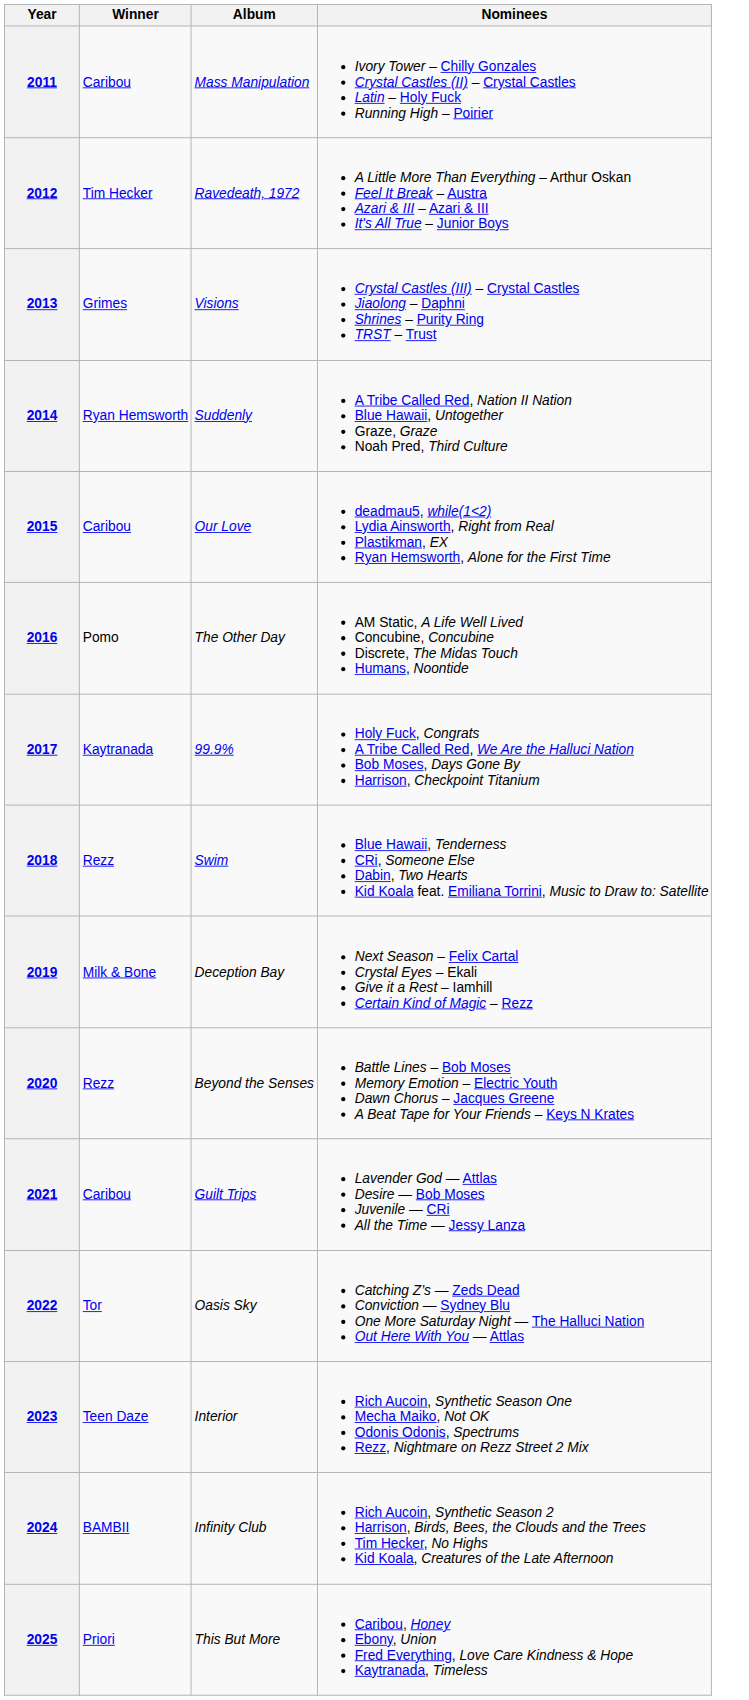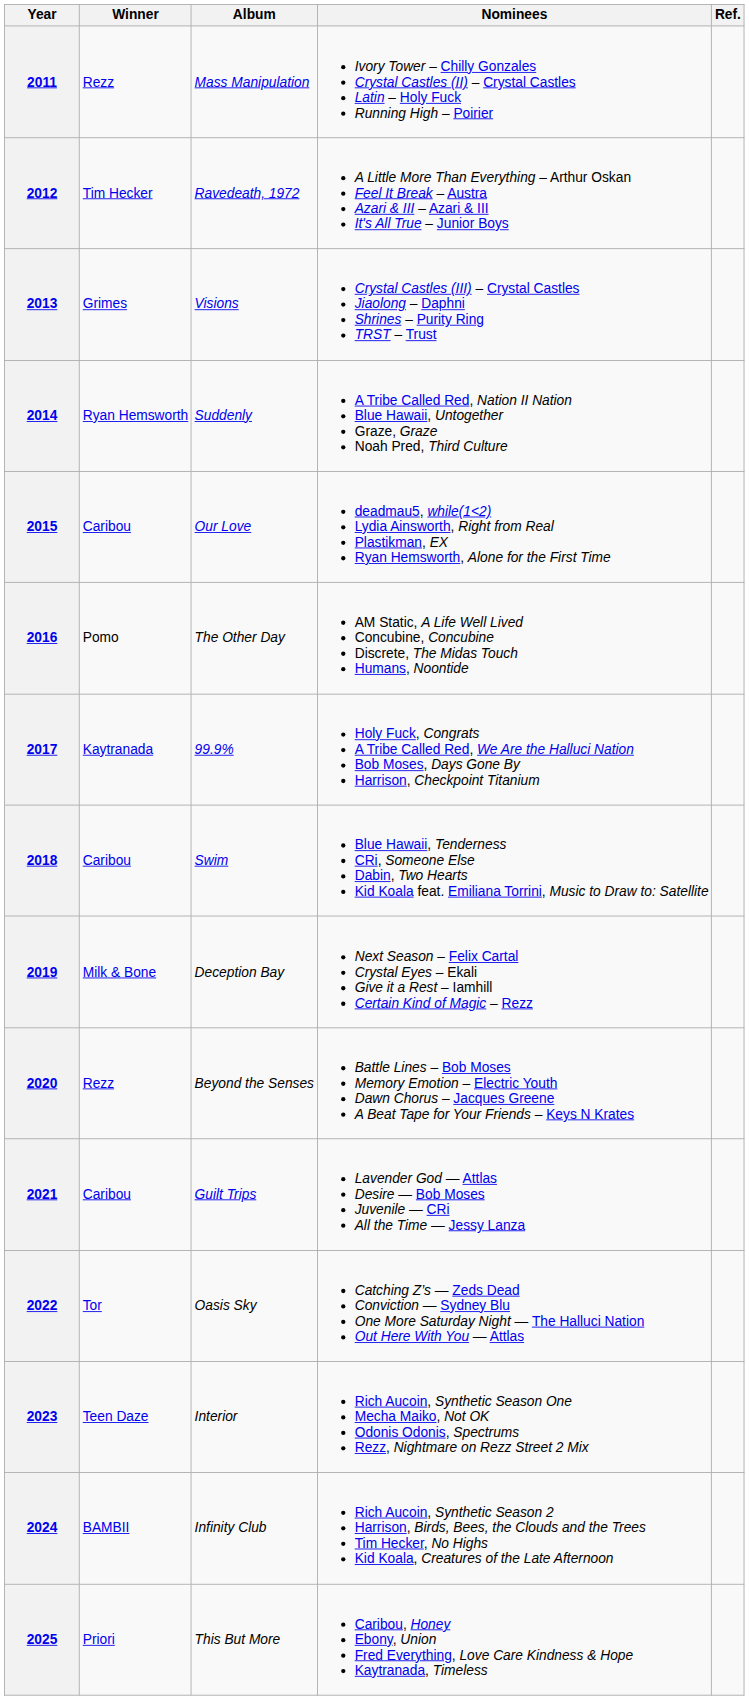+ column: (728, 15)
(107, 81) Caribou -> (98, 81) Rezz
(98, 860) Rezz -> (107, 860) Caribou
